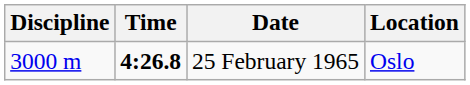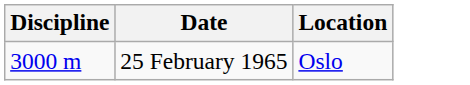- column: (151, 23)
